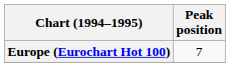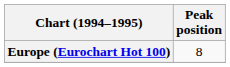(199, 51) 7 -> (199, 51) 8
